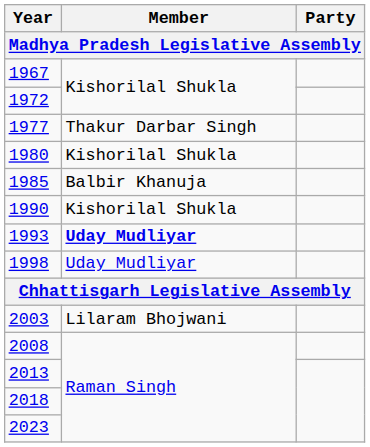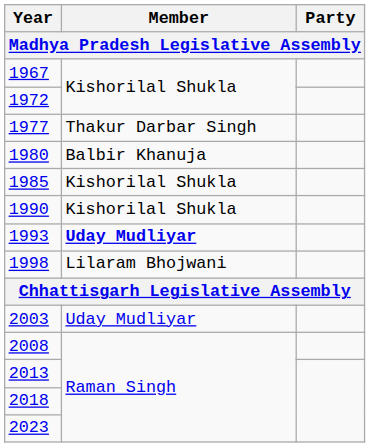(151, 155) Kishorilal Shukla -> (136, 155) Balbir Khanuja
(136, 182) Balbir Khanuja -> (151, 182) Kishorilal Shukla
(131, 264) Uday Mudliyar -> (146, 264) Lilaram Bhojwani
(146, 319) Lilaram Bhojwani -> (131, 319) Uday Mudliyar
